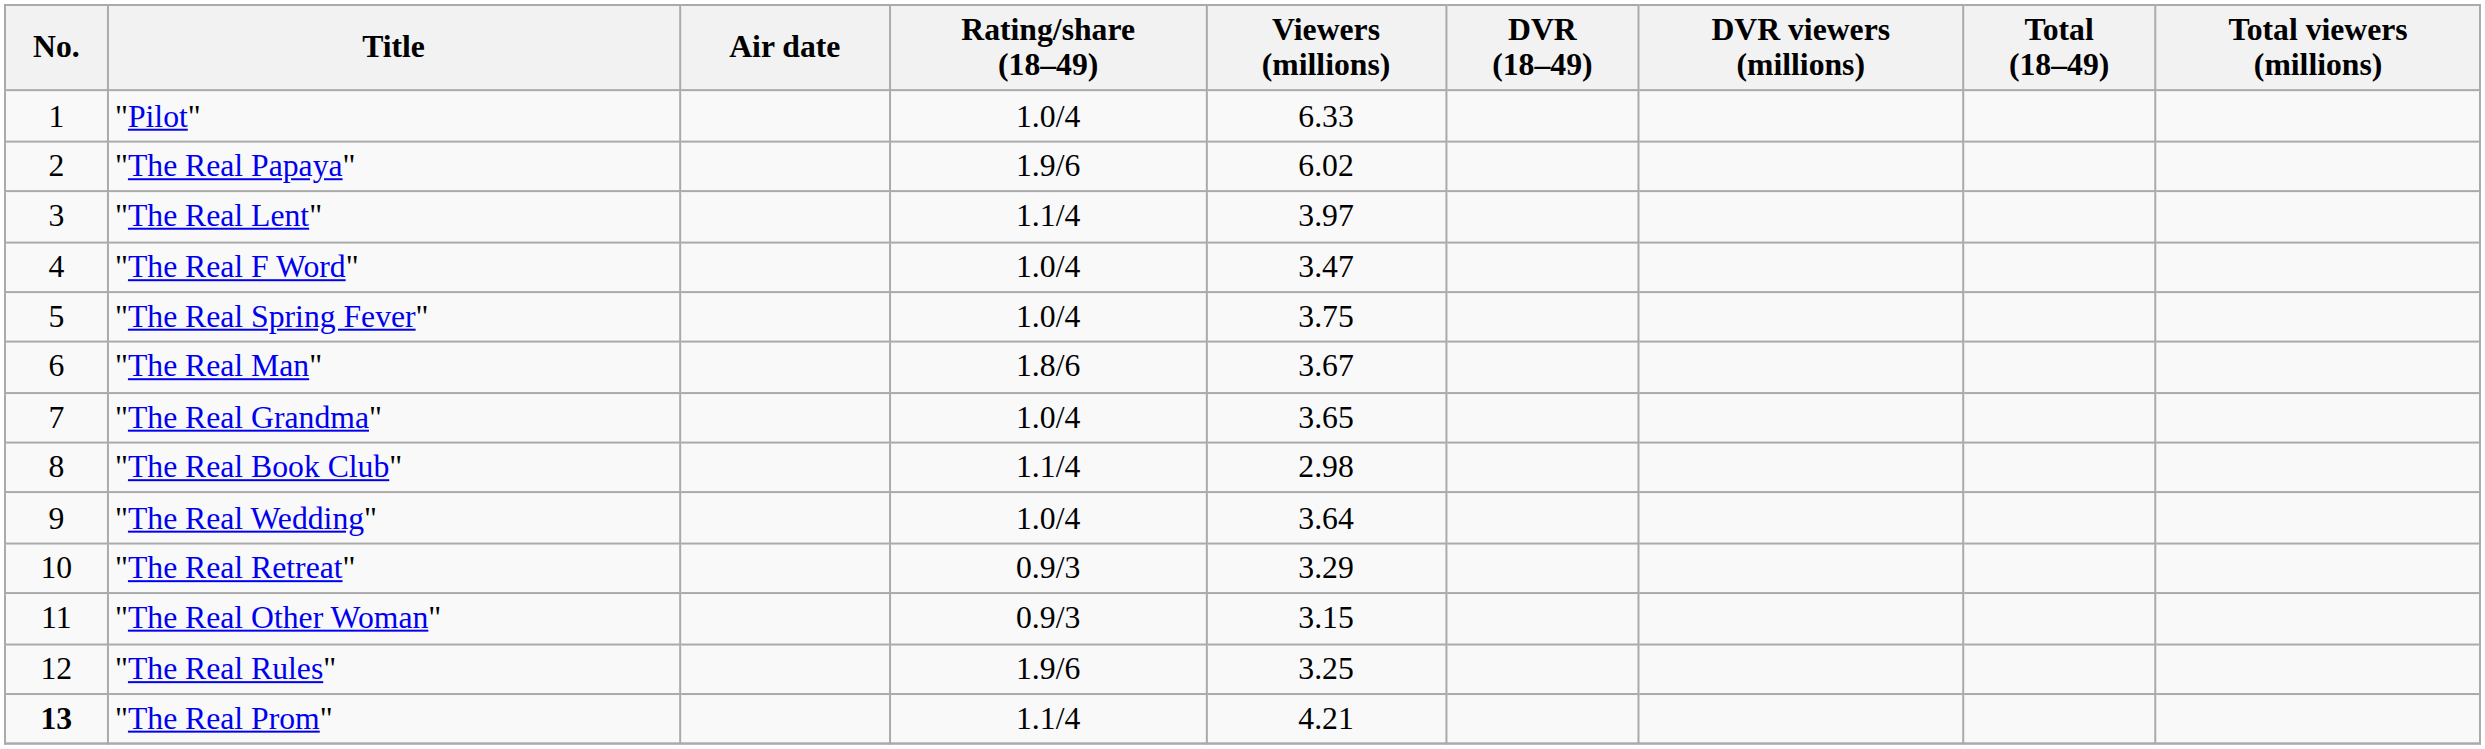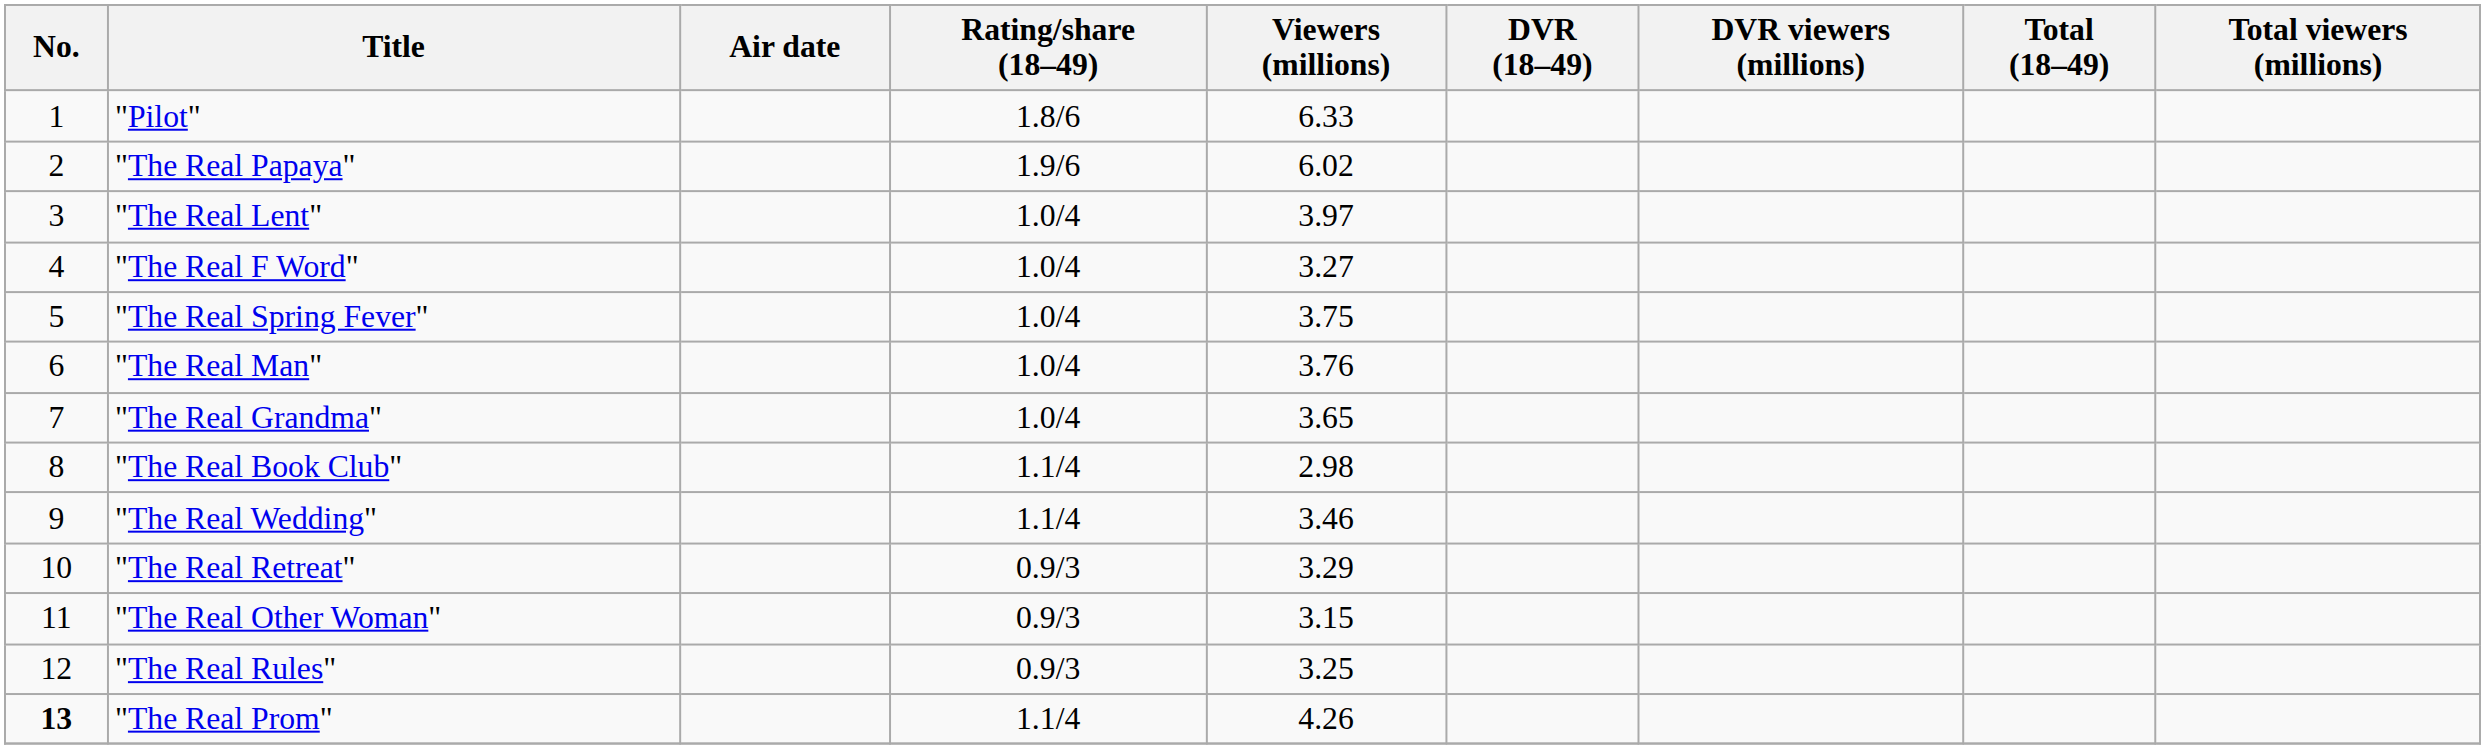(1048, 115) 1.0/4 -> (1048, 115) 1.8/6
(1048, 215) 1.1/4 -> (1048, 215) 1.0/4
(1326, 266) 3.47 -> (1326, 266) 3.27
(1048, 366) 1.8/6 -> (1048, 366) 1.0/4
(1326, 366) 3.67 -> (1326, 366) 3.76
(1048, 517) 1.0/4 -> (1048, 517) 1.1/4
(1326, 517) 3.64 -> (1326, 517) 3.46
(1048, 668) 1.9/6 -> (1048, 668) 0.9/3
(1326, 718) 4.21 -> (1326, 718) 4.26
